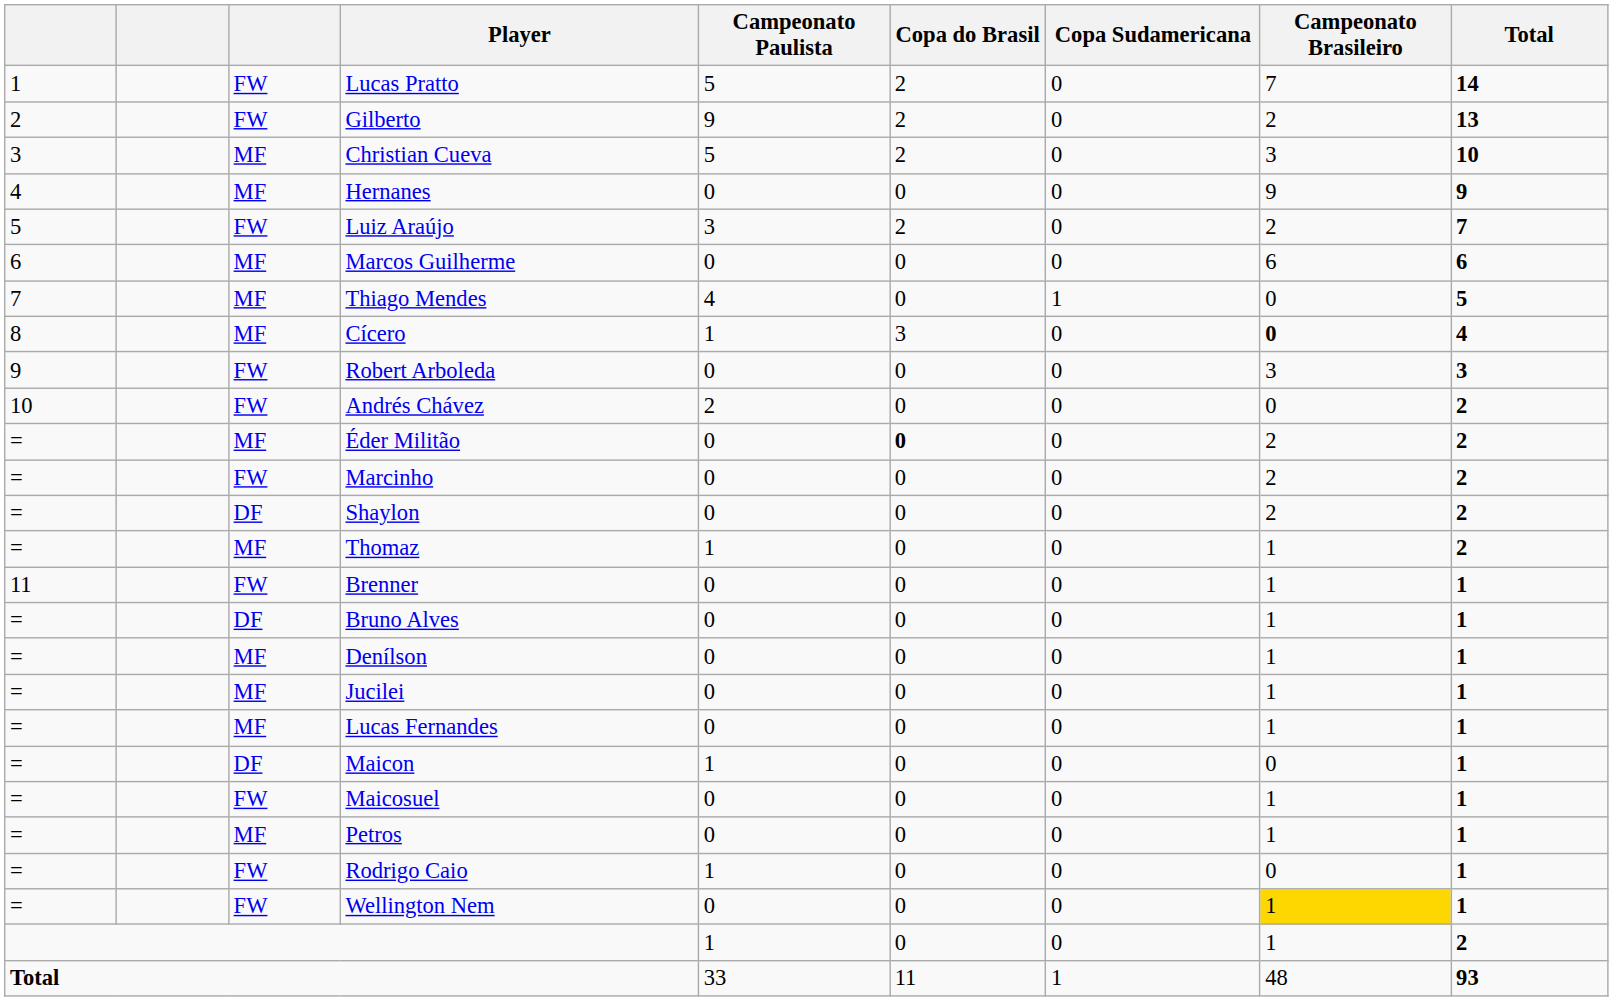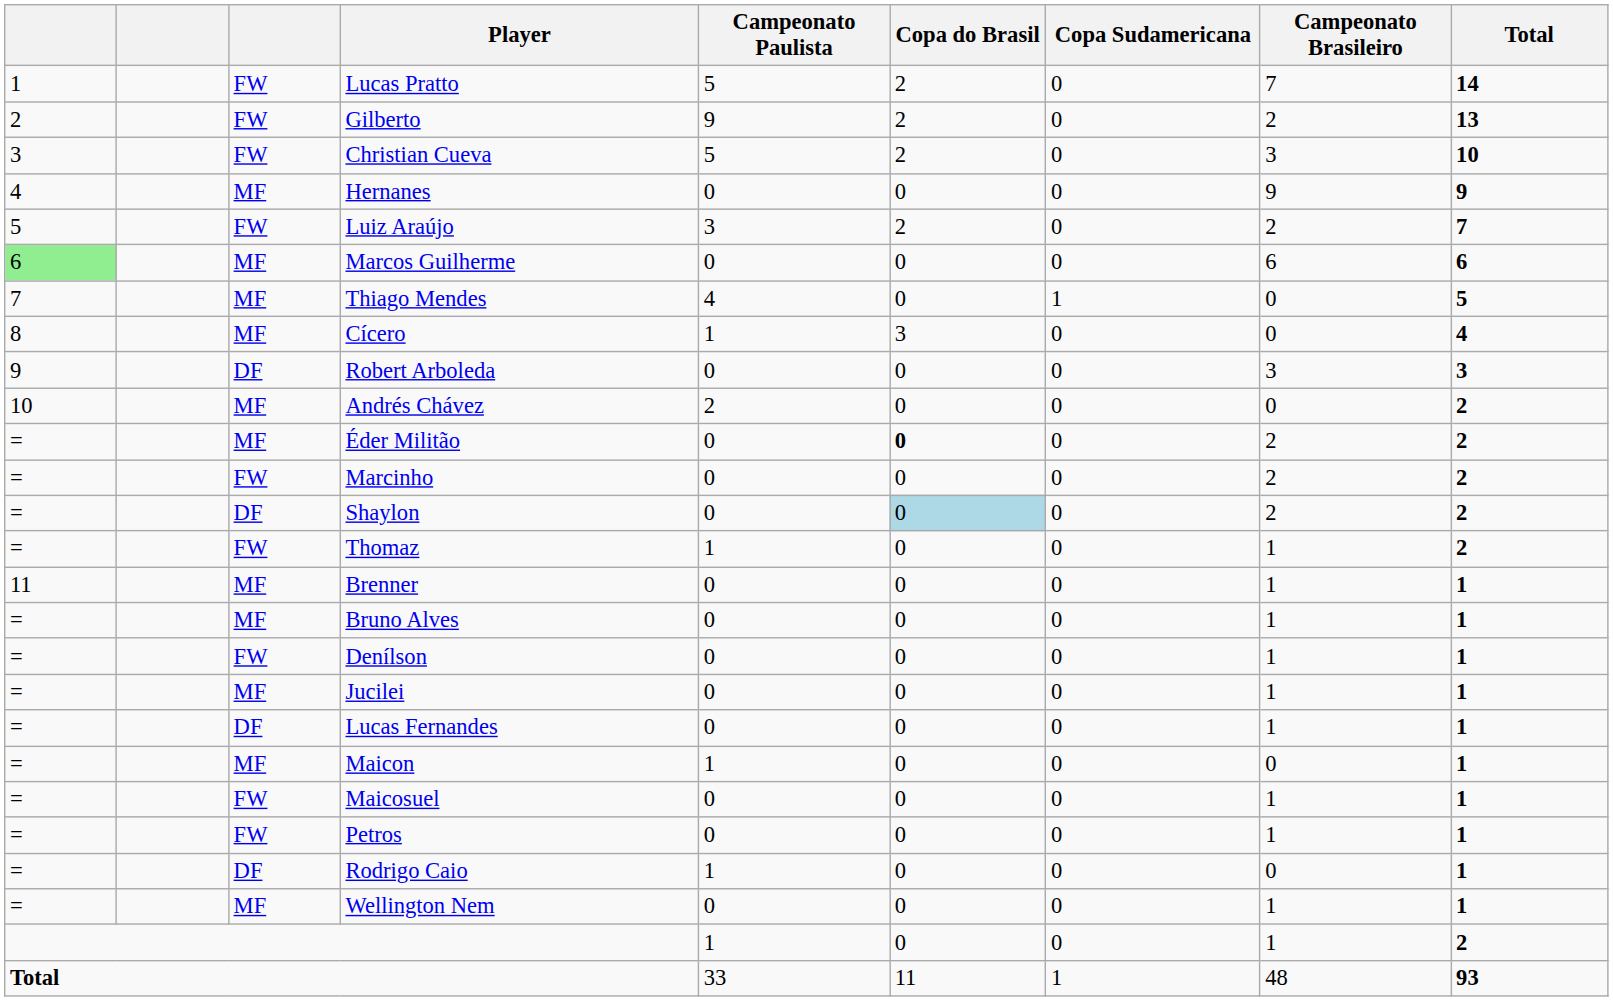(250, 155) MF -> (251, 155) FW
(16, 262) no background -> (16, 262) lightgreen background
(1271, 333) bold -> (1271, 333) normal
(251, 369) FW -> (248, 369) DF
(251, 405) FW -> (250, 405) MF
(900, 512) no background -> (900, 512) lightblue background
(250, 548) MF -> (251, 548) FW
(251, 584) FW -> (250, 584) MF
(248, 620) DF -> (250, 620) MF
(250, 656) MF -> (251, 656) FW
(250, 727) MF -> (248, 727) DF
(248, 763) DF -> (250, 763) MF
(250, 834) MF -> (251, 834) FW
(251, 870) FW -> (248, 870) DF
(251, 906) FW -> (250, 906) MF
(1271, 906) gold background -> (1271, 906) no background
